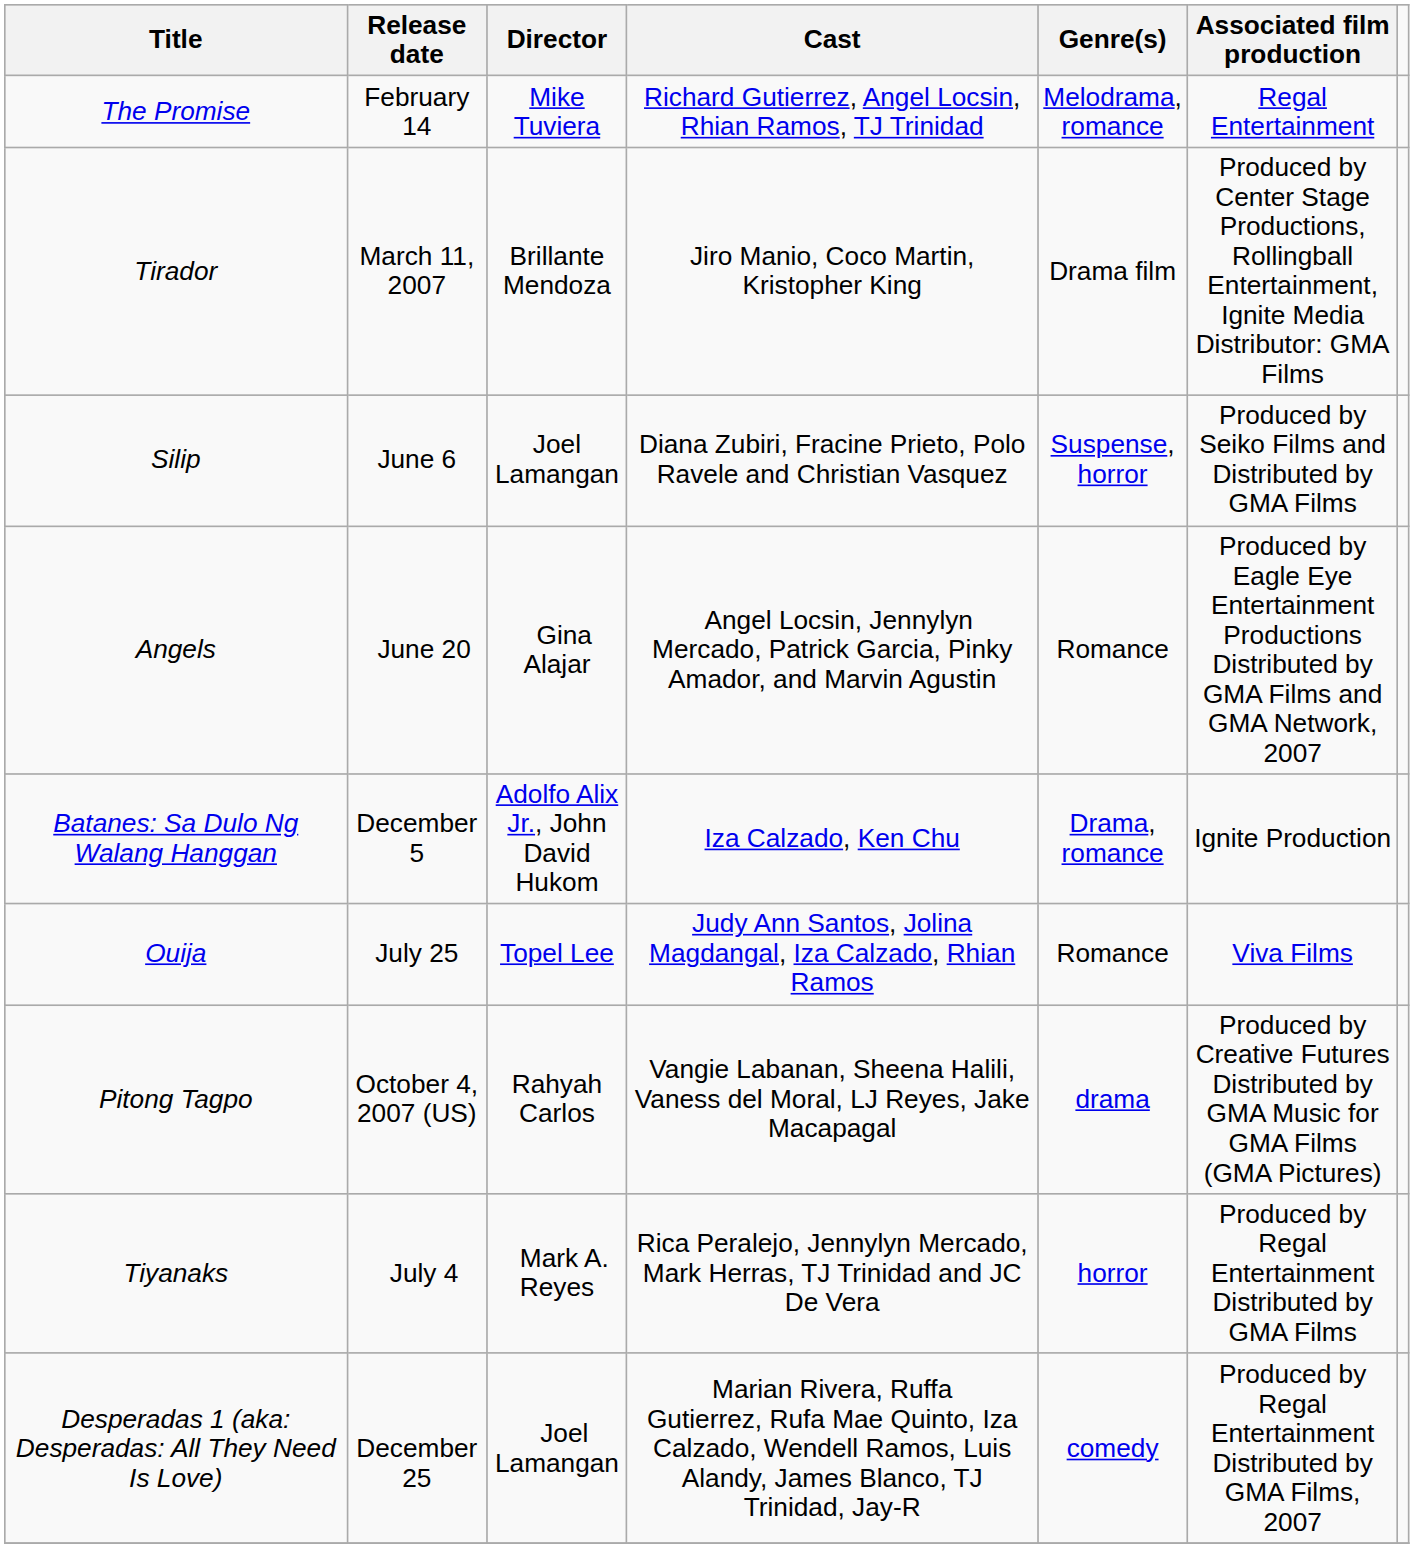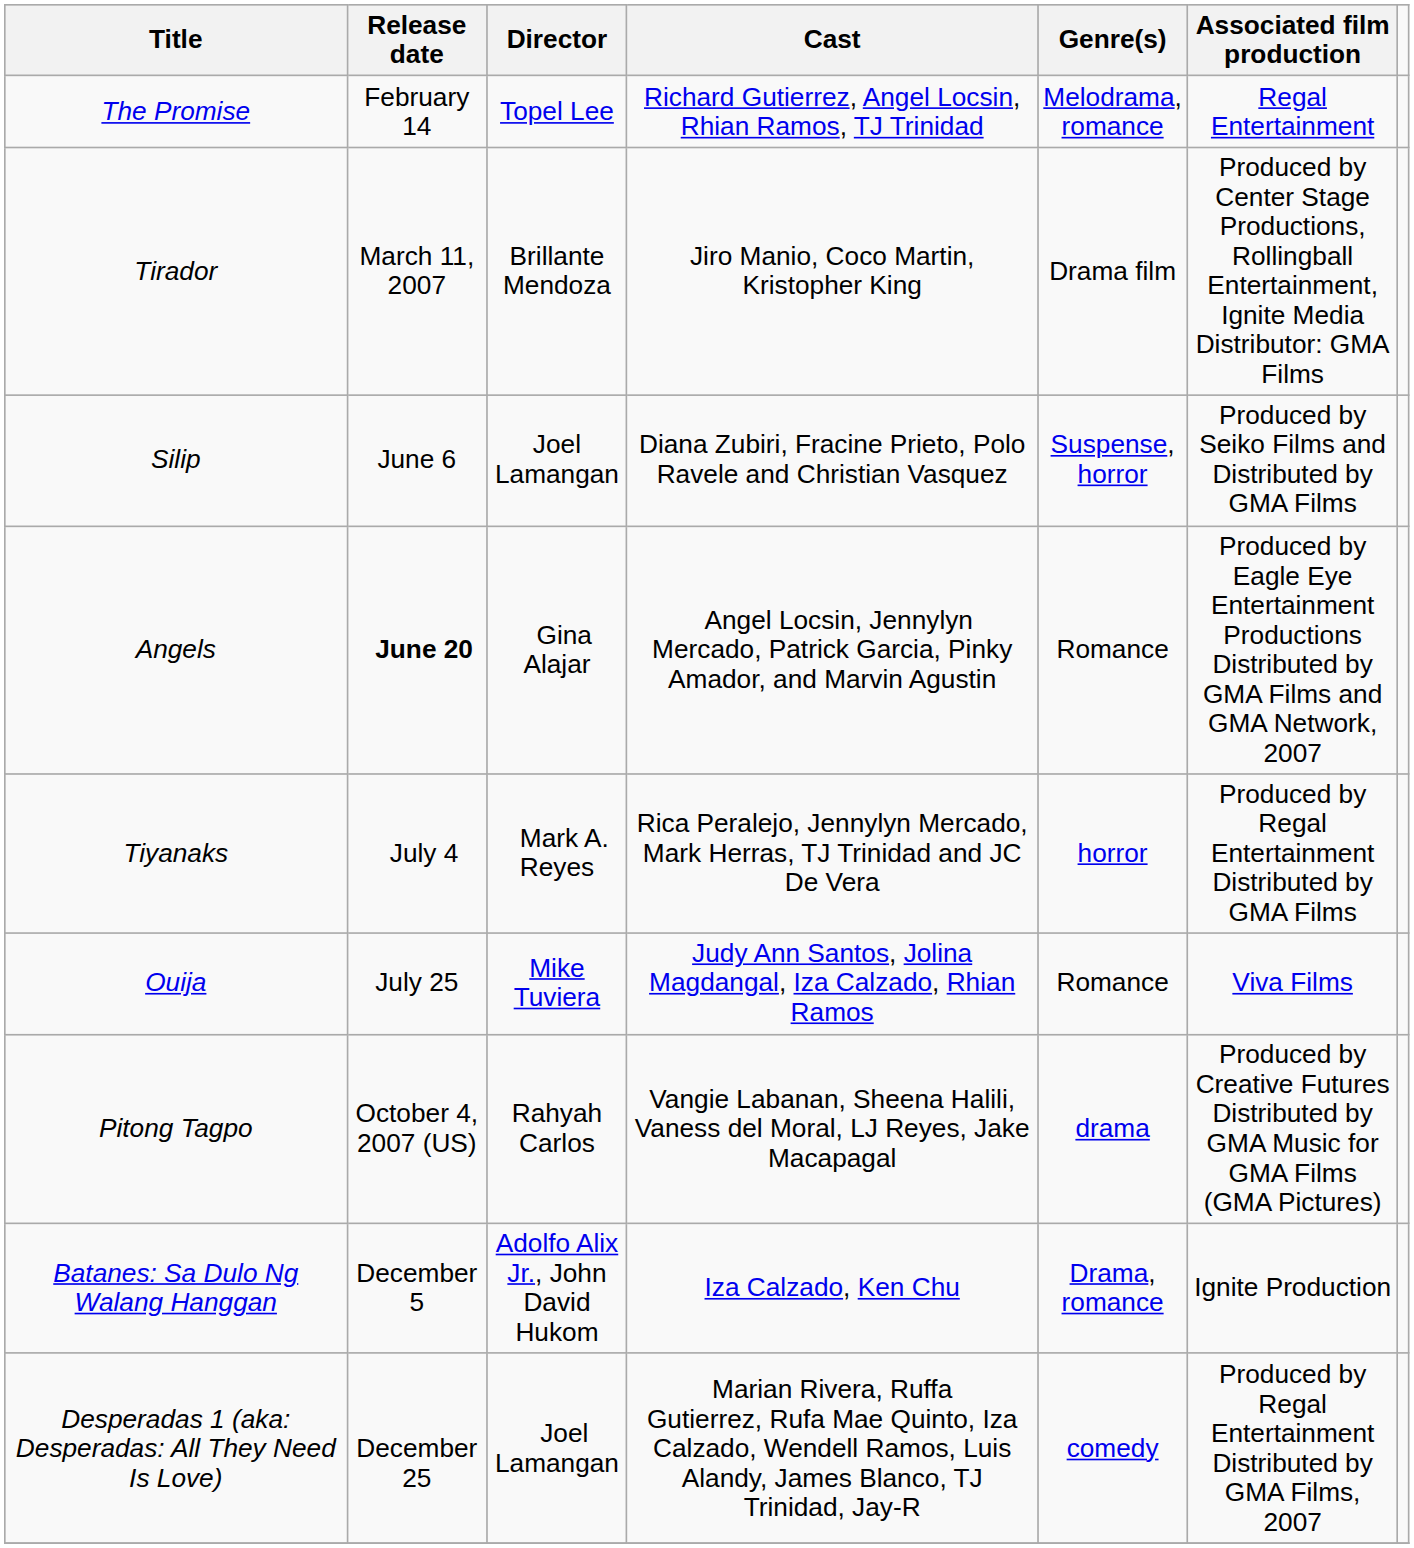(557, 111) Mike Tuviera -> (557, 111) Topel Lee
(417, 649) normal -> (417, 649) bold
rows swapped: (176, 1273) <-> (176, 838)
(557, 953) Topel Lee -> (557, 983) Mike Tuviera
